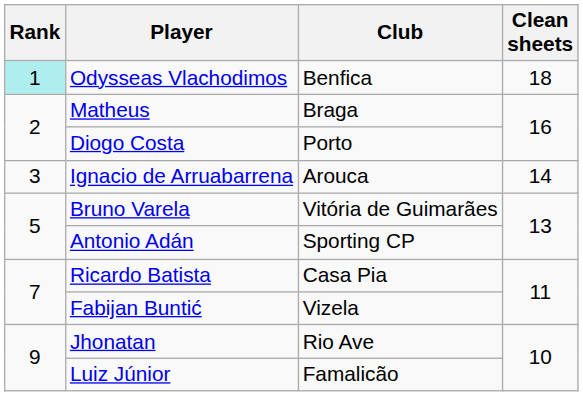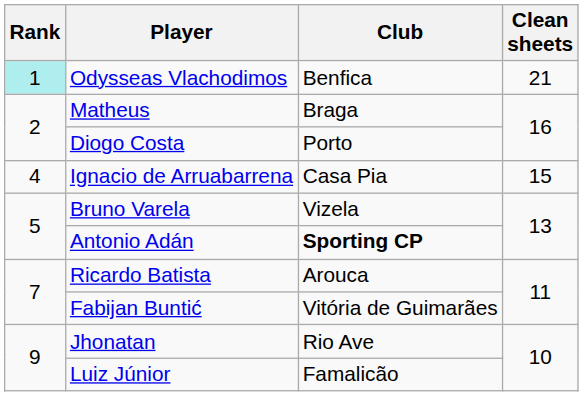(540, 77) 18 -> (540, 77) 21
(35, 176) 3 -> (35, 176) 4
(336, 176) Arouca -> (345, 176) Casa Pia
(540, 176) 14 -> (540, 176) 15
(400, 209) Vitória de Guimarães -> (331, 209) Vizela
(359, 242) normal -> (363, 242) bold
(345, 275) Casa Pia -> (336, 275) Arouca
(331, 308) Vizela -> (400, 308) Vitória de Guimarães
